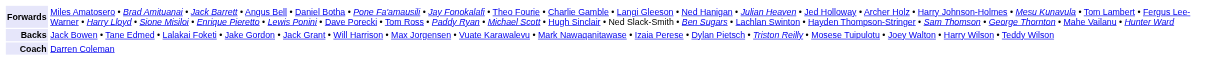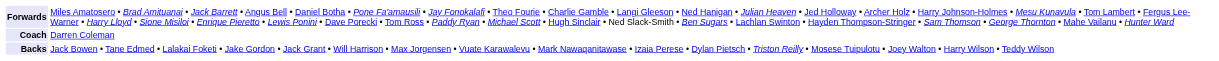rows swapped: (34, 35) <-> (33, 49)
